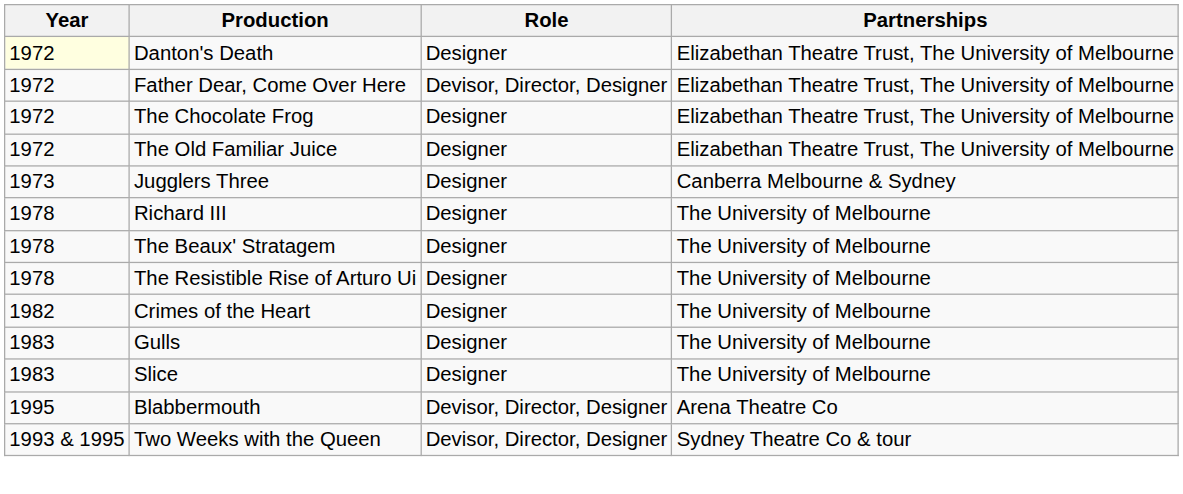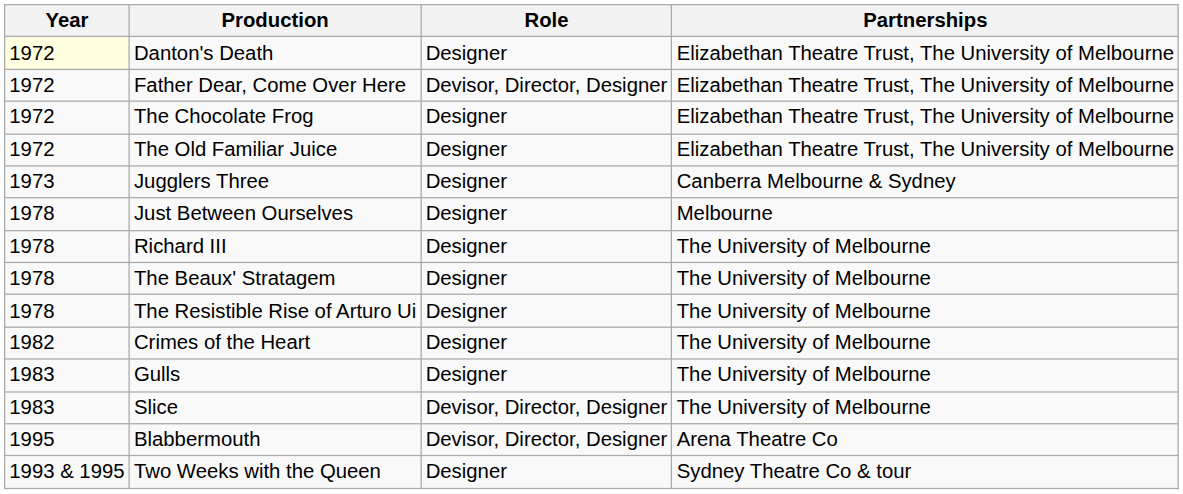+ row: (243, 213)
(466, 375) Designer -> (546, 407) Devisor, Director, Designer
(546, 439) Devisor, Director, Designer -> (466, 471) Designer
